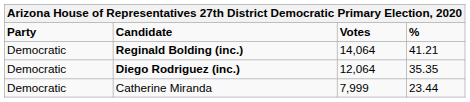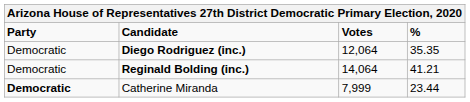rows swapped: (179, 50) <-> (178, 69)
(37, 87) normal -> (39, 87) bold
